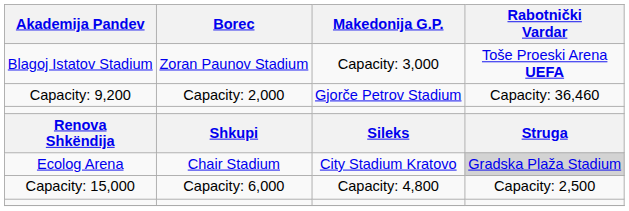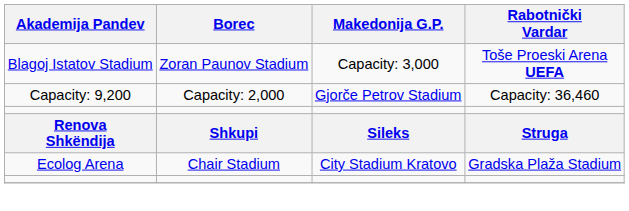(545, 164) lightgrey background -> (545, 164) no background
- row: (80, 187)
